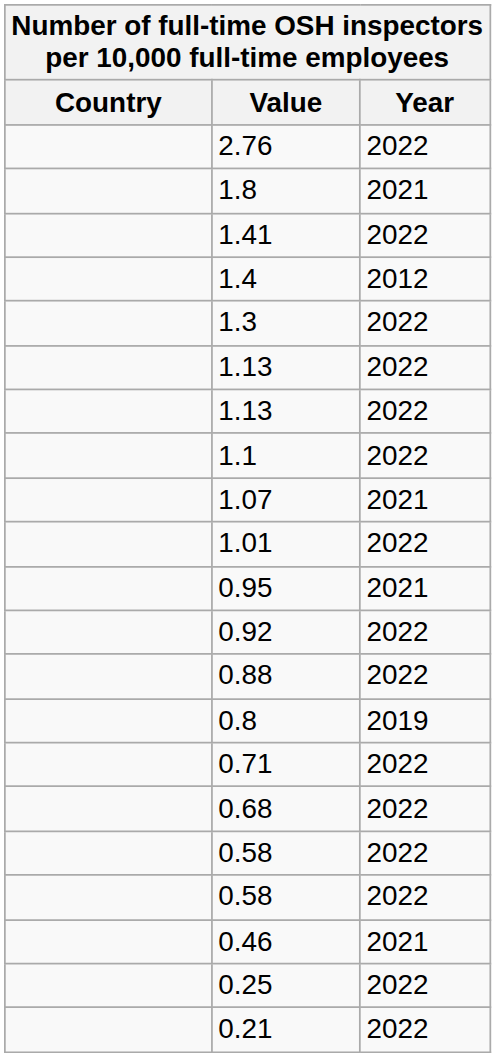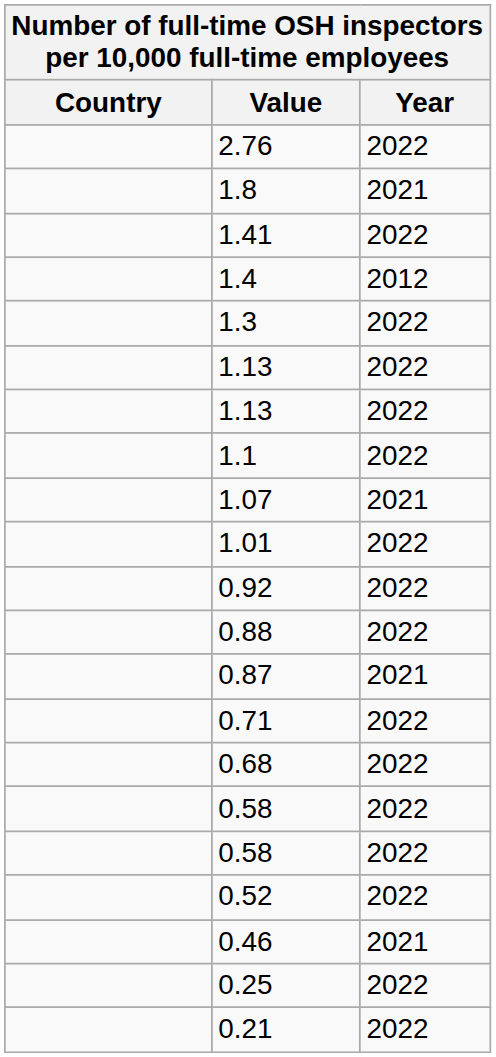- row: (245, 587)
+ row: (245, 676)
- row: (238, 720)
+ row: (245, 896)
